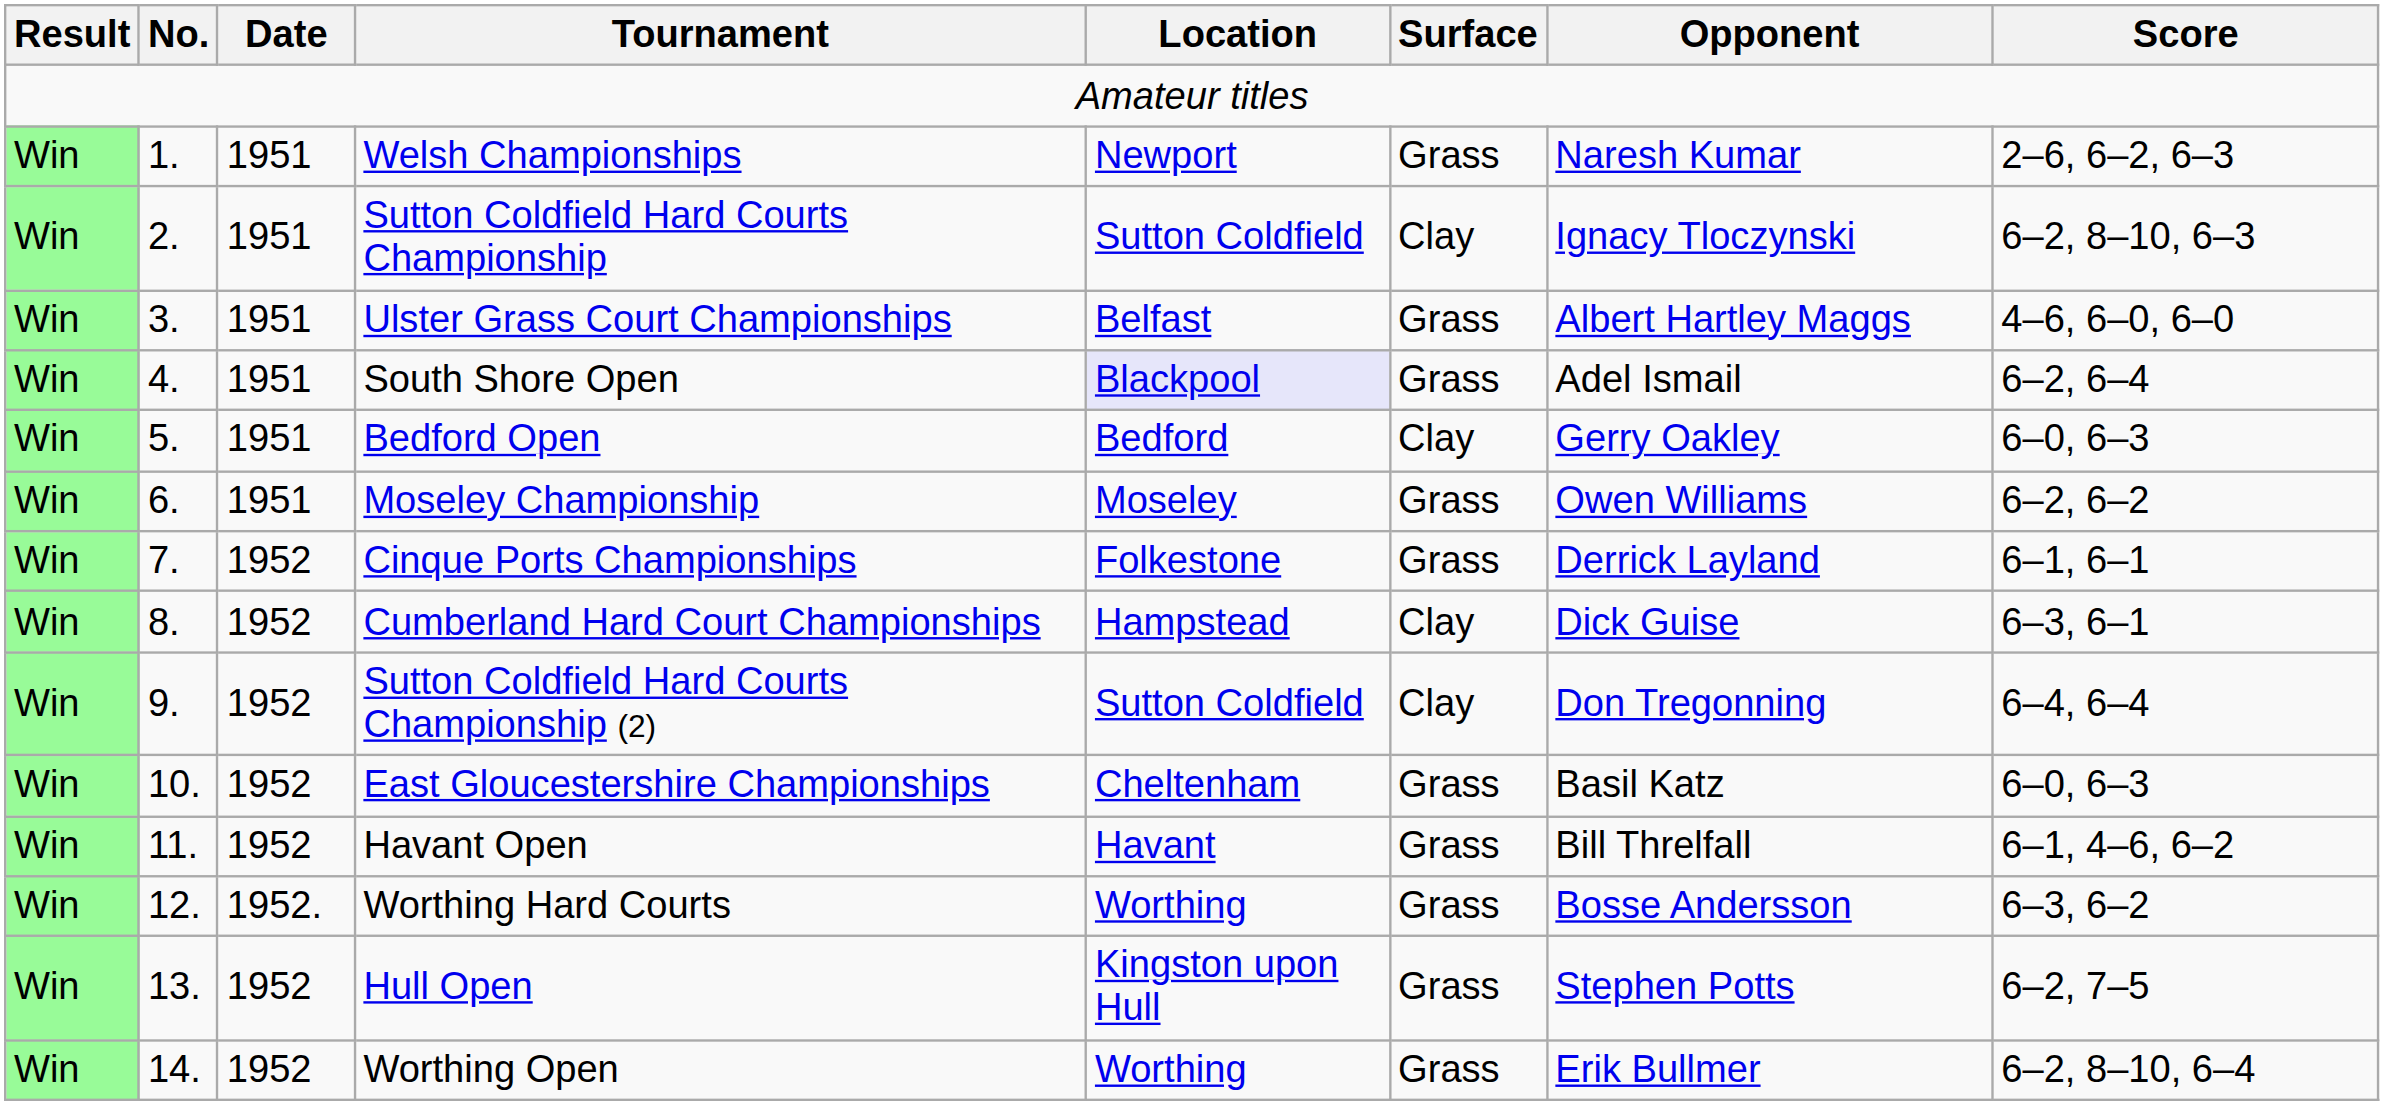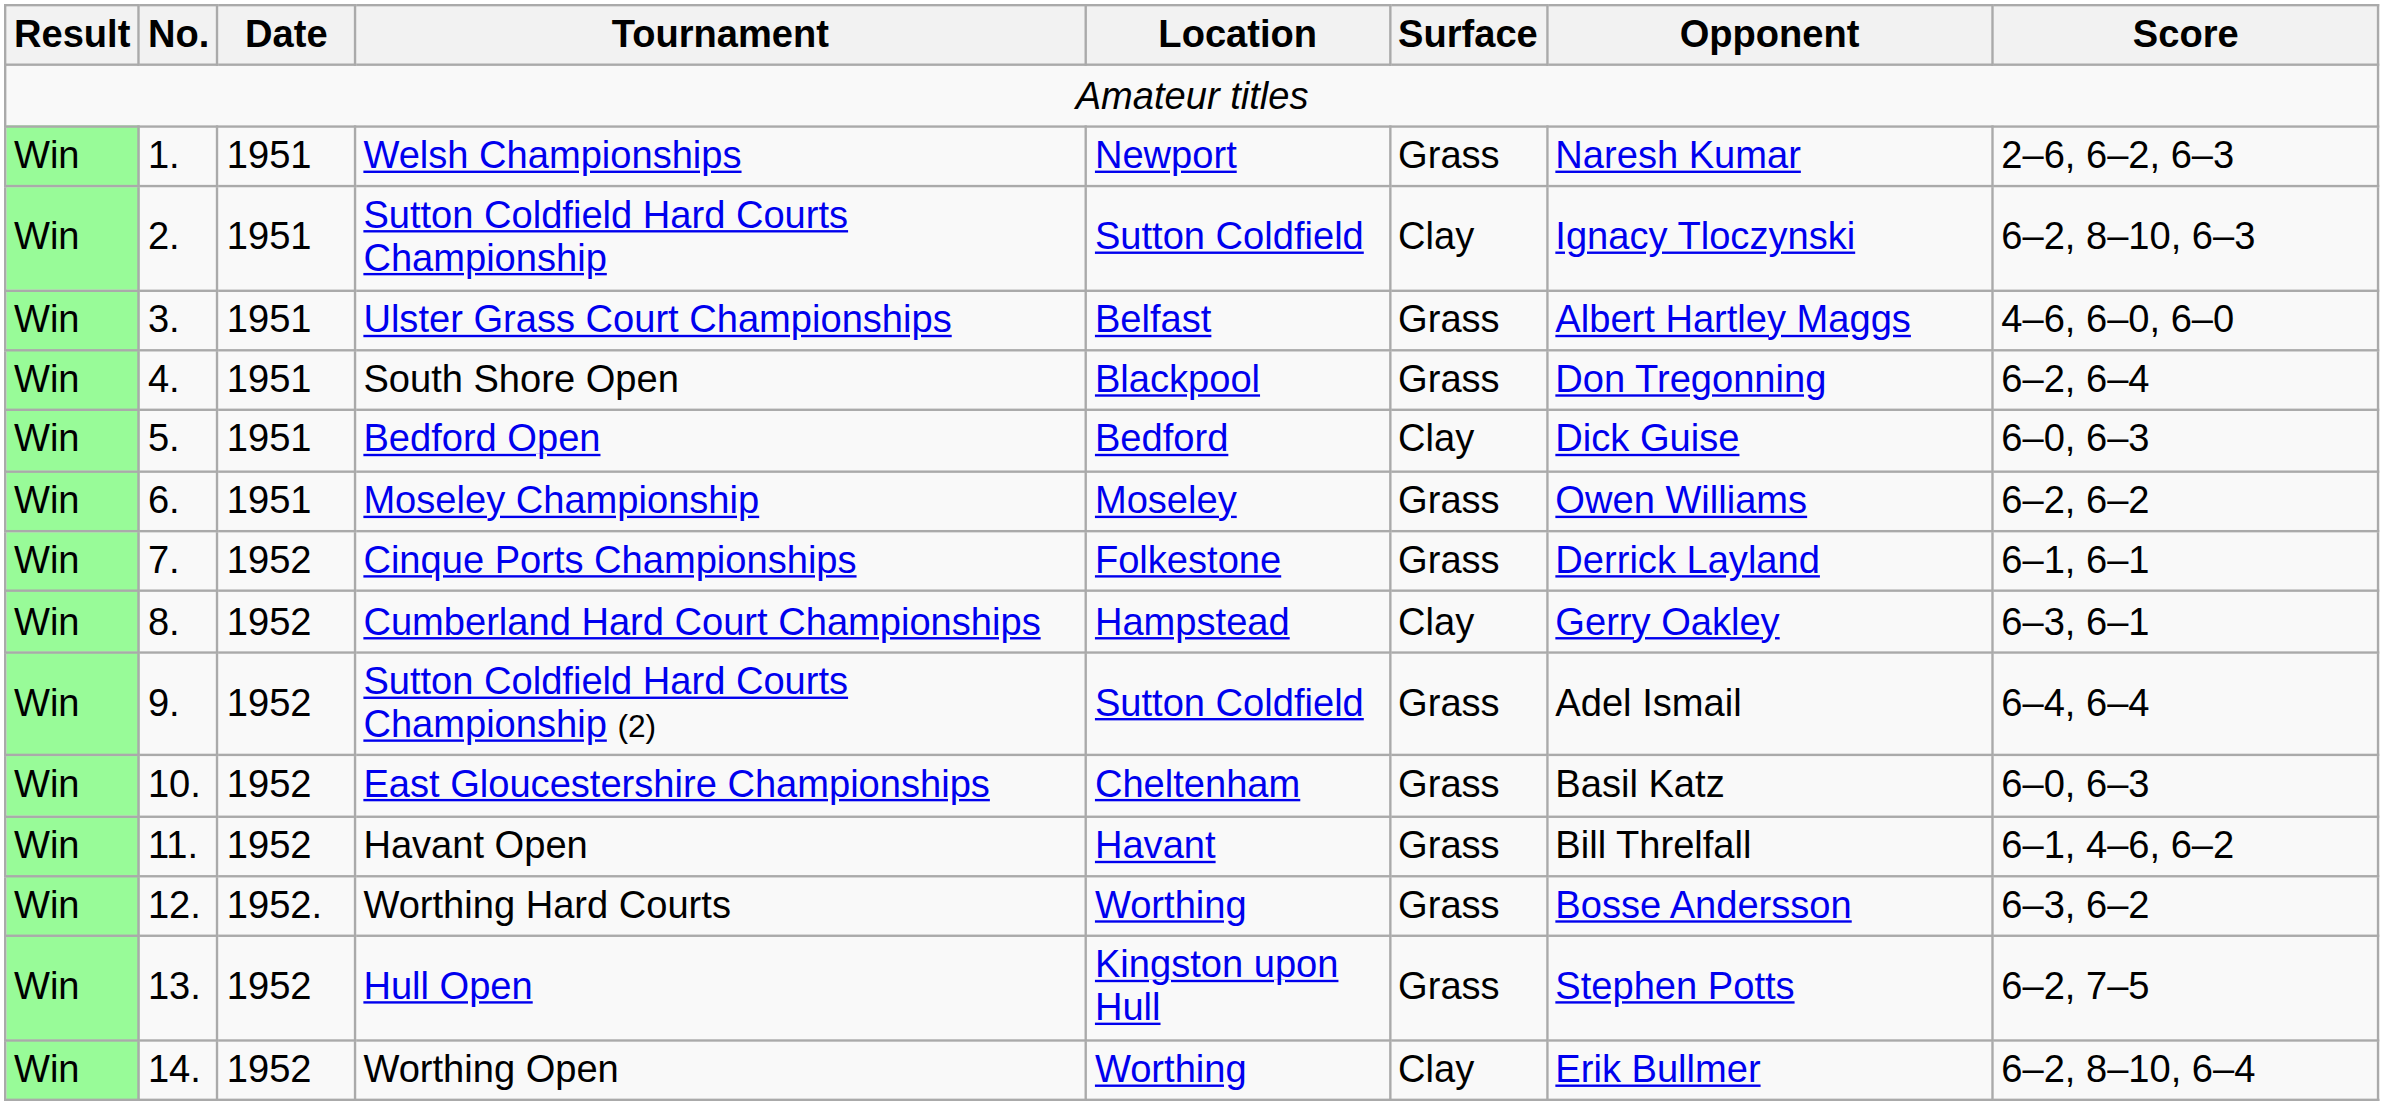(1177, 379) lavender background -> (1177, 379) no background
(1648, 379) Adel Ismail -> (1691, 379) Don Tregonning
(1668, 439) Gerry Oakley -> (1647, 439) Dick Guise
(1647, 621) Dick Guise -> (1668, 621) Gerry Oakley
(1436, 702) Clay -> (1449, 702) Grass
(1691, 702) Don Tregonning -> (1648, 702) Adel Ismail
(1449, 1069) Grass -> (1436, 1069) Clay
